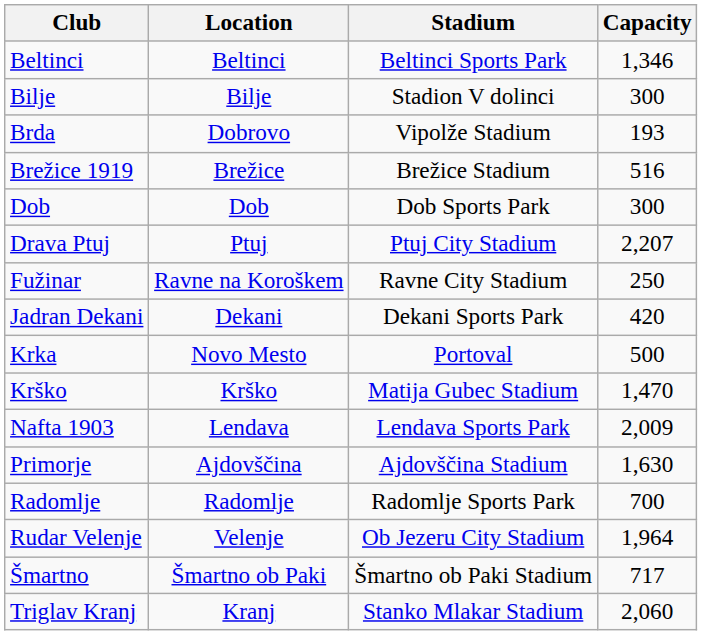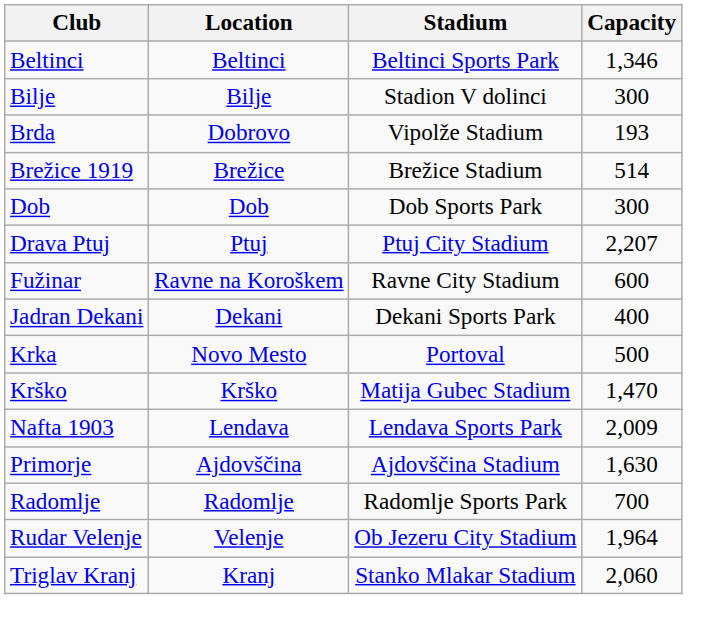(647, 170) 516 -> (632, 170) 514
(647, 280) 250 -> (632, 280) 600
(647, 317) 420 -> (632, 317) 400
- row: (49, 574)
